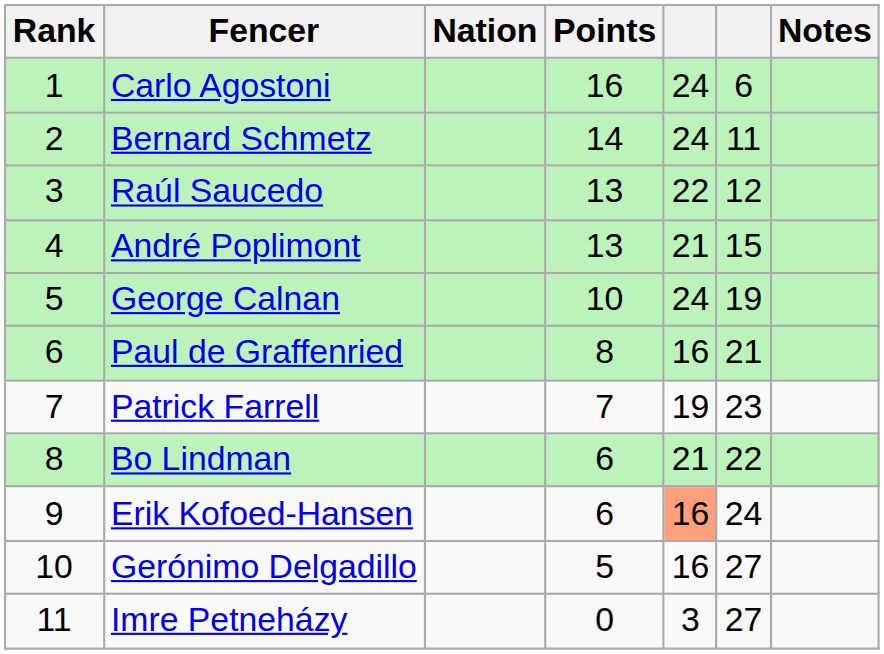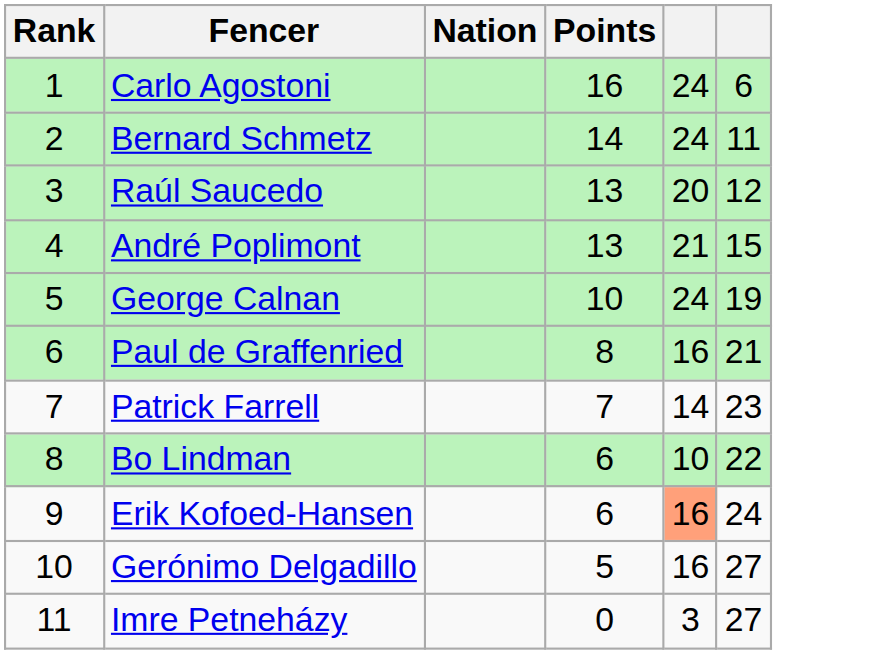- column: (825, 31)
(690, 191) 22 -> (690, 191) 20
(690, 406) 19 -> (690, 406) 14
(690, 459) 21 -> (690, 459) 10
